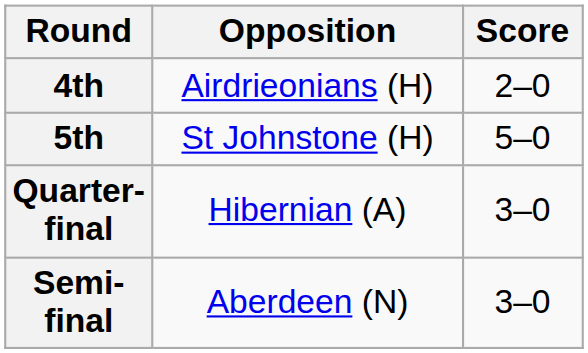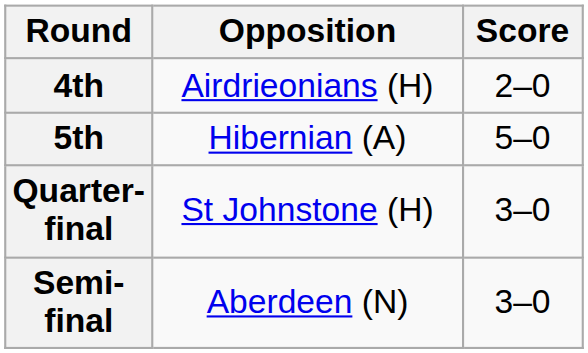(308, 138) St Johnstone (H) -> (308, 138) Hibernian (A)
(308, 210) Hibernian (A) -> (308, 210) St Johnstone (H)
